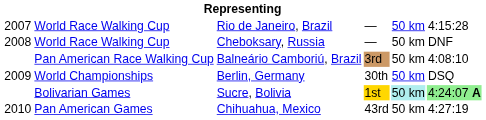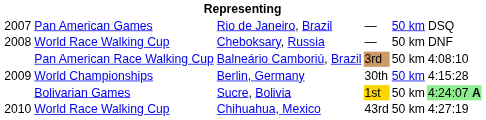(102, 25) World Race Walking Cup -> (94, 25) Pan American Games
(448, 25) 4:15:28 -> (441, 25) DSQ
(441, 76) DSQ -> (448, 76) 4:15:28
(408, 92) paleturquoise background -> (408, 92) no background
(94, 109) Pan American Games -> (102, 109) World Race Walking Cup
